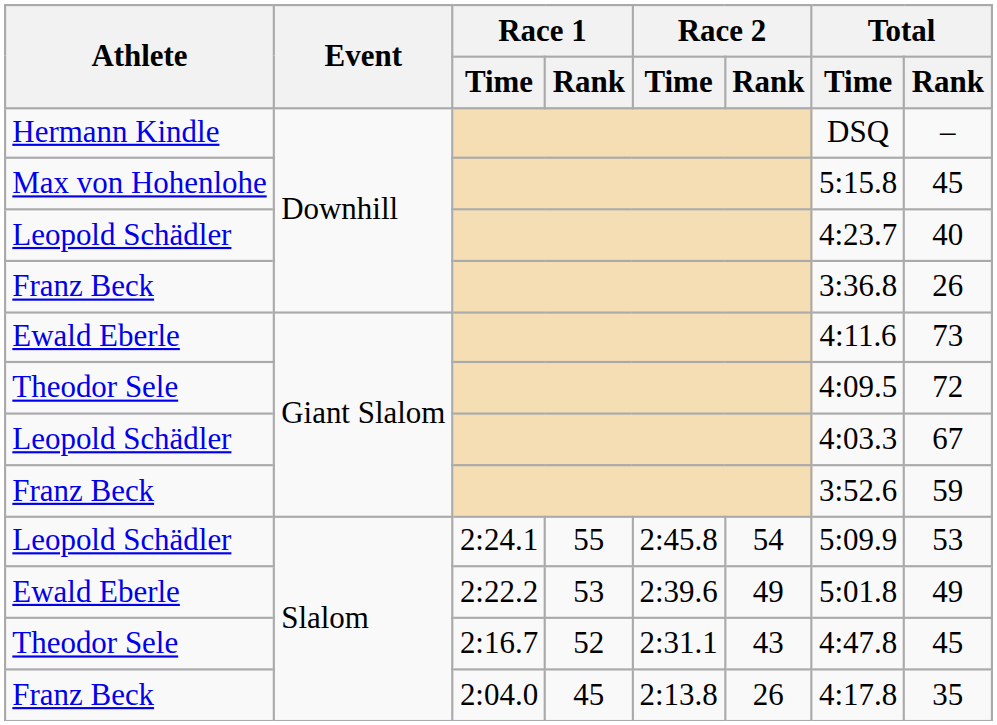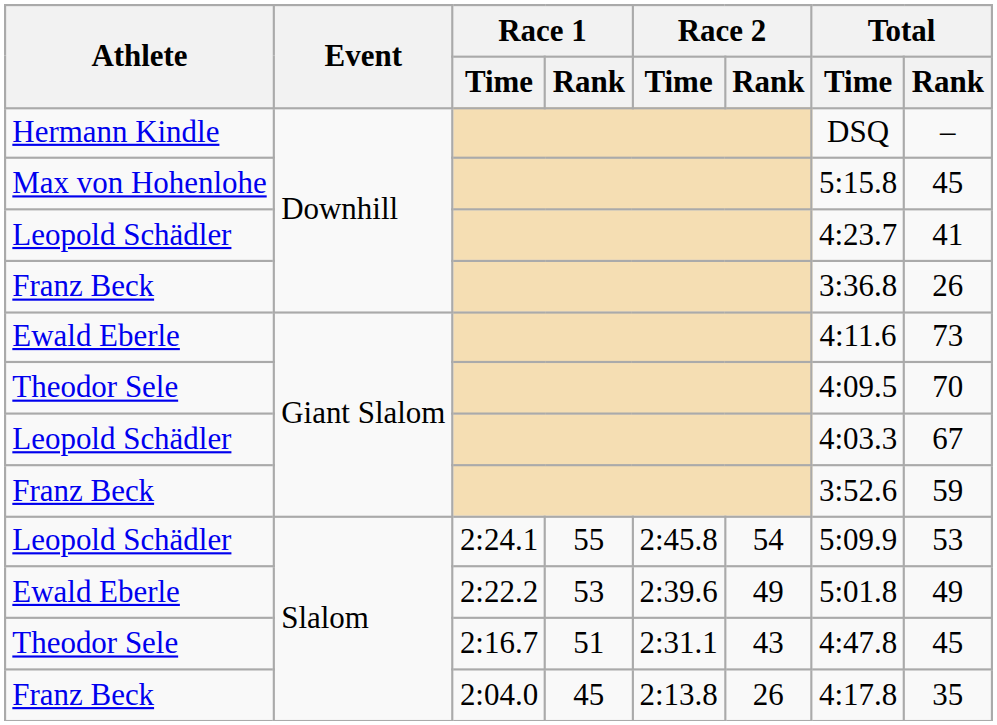(948, 234) 40 -> (948, 234) 41
(948, 387) 72 -> (948, 387) 70
(589, 643) 52 -> (589, 643) 51
